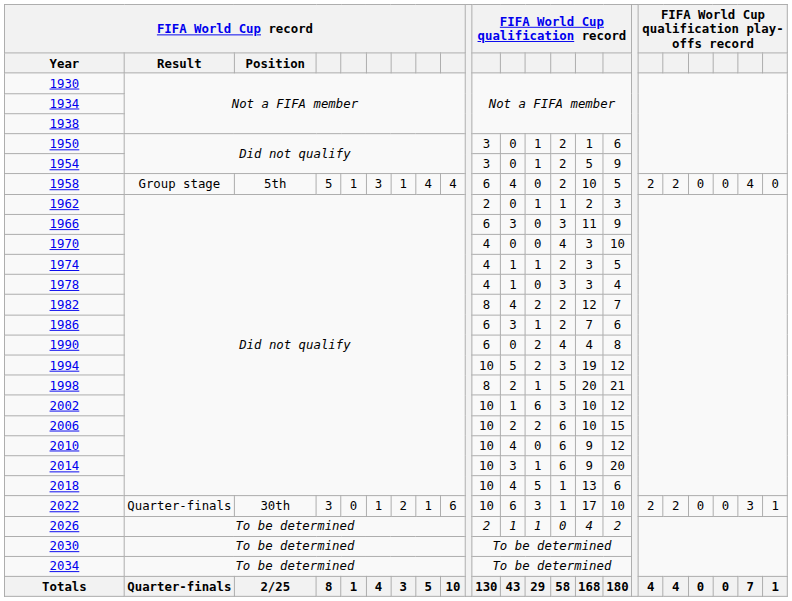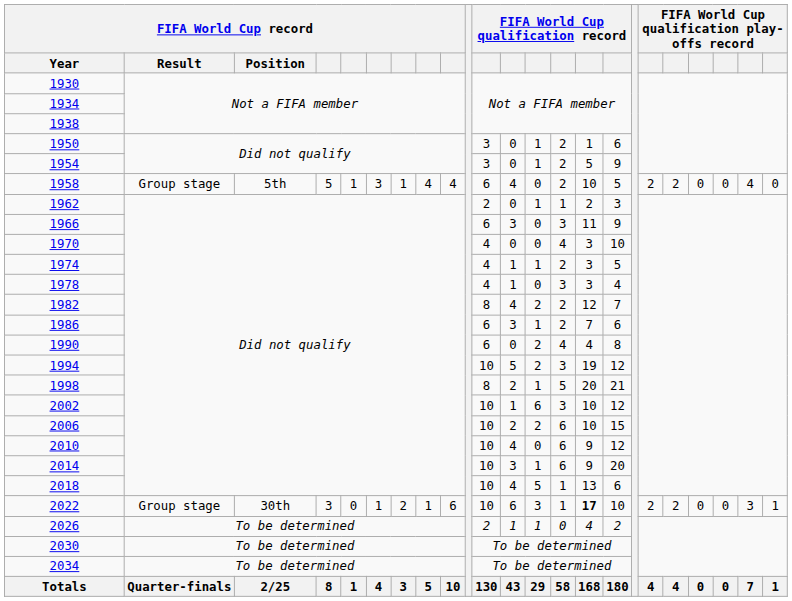(179, 506) Quarter-finals -> (179, 506) Group stage
(589, 506) normal -> (589, 506) bold
